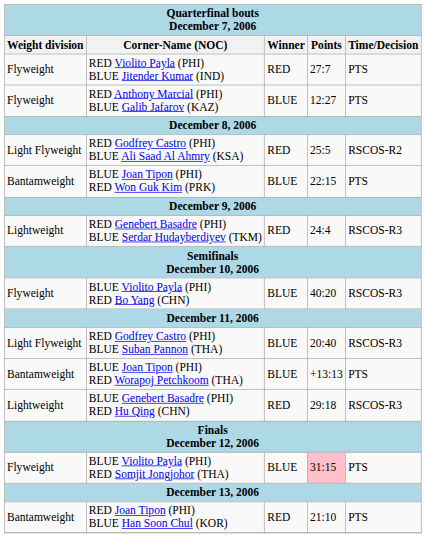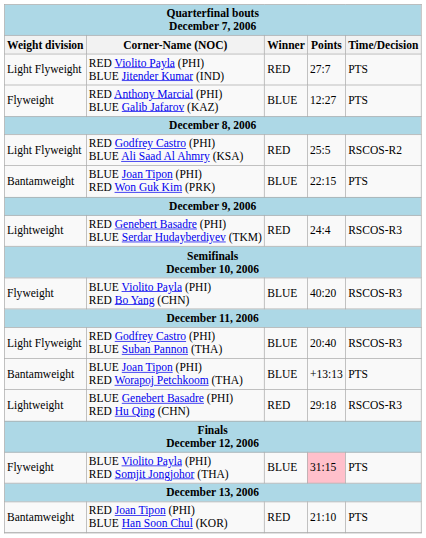(30, 69) Flyweight -> (44, 69) Light Flyweight
